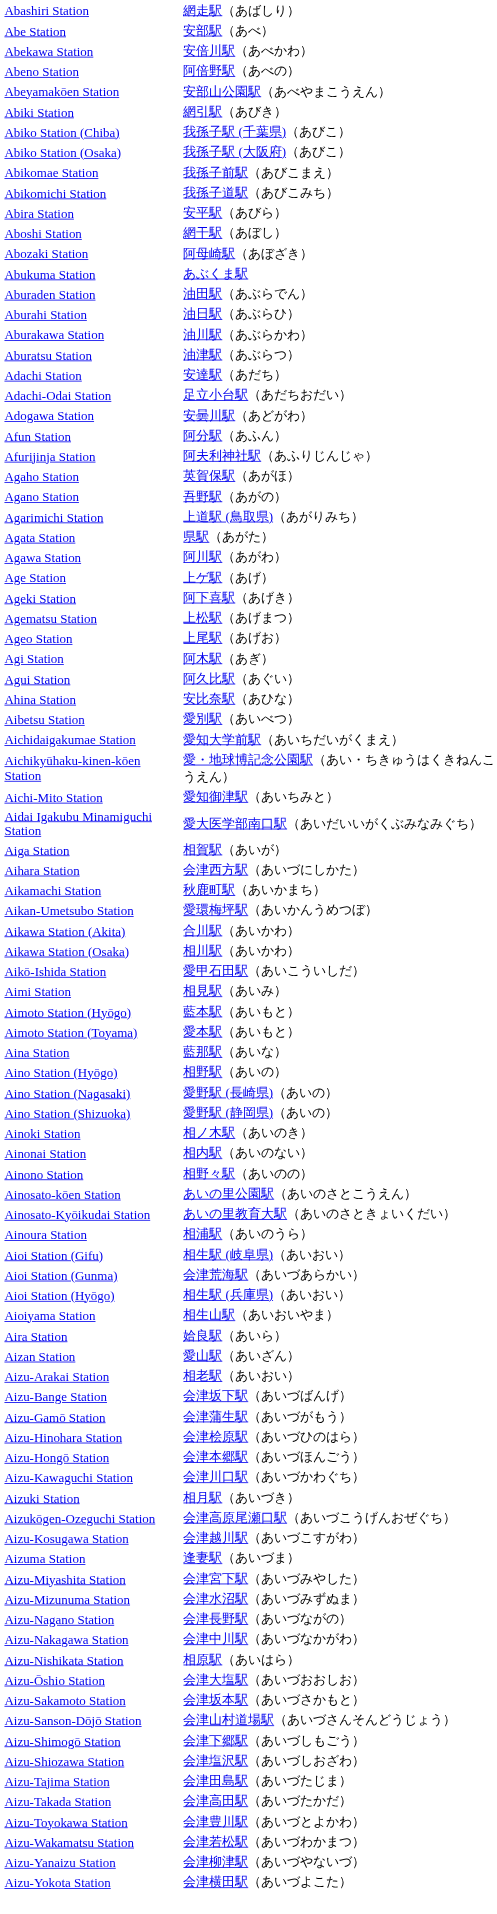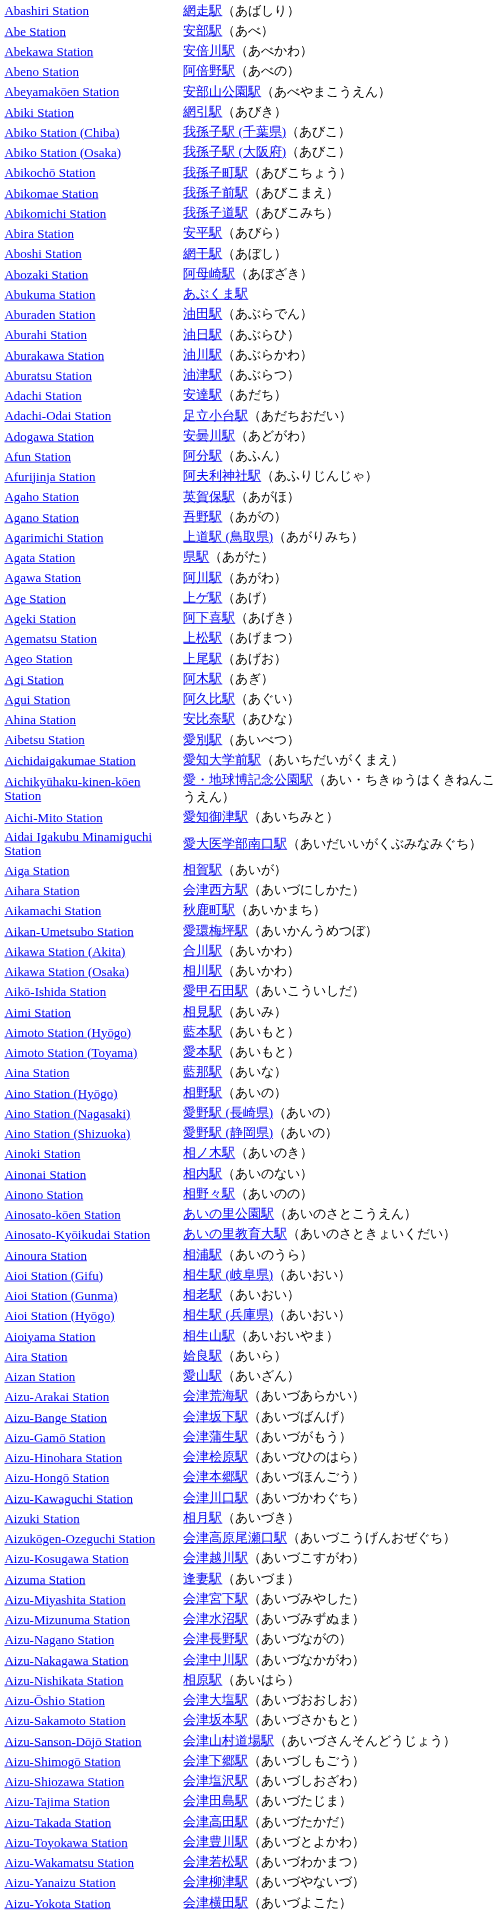+ row: (50, 173)
(274, 1275) 会津荒海駅（あいづあらかい） -> (242, 1295) 相老駅（あいおい）
(242, 1376) 相老駅（あいおい） -> (274, 1396) 会津荒海駅（あいづあらかい）
